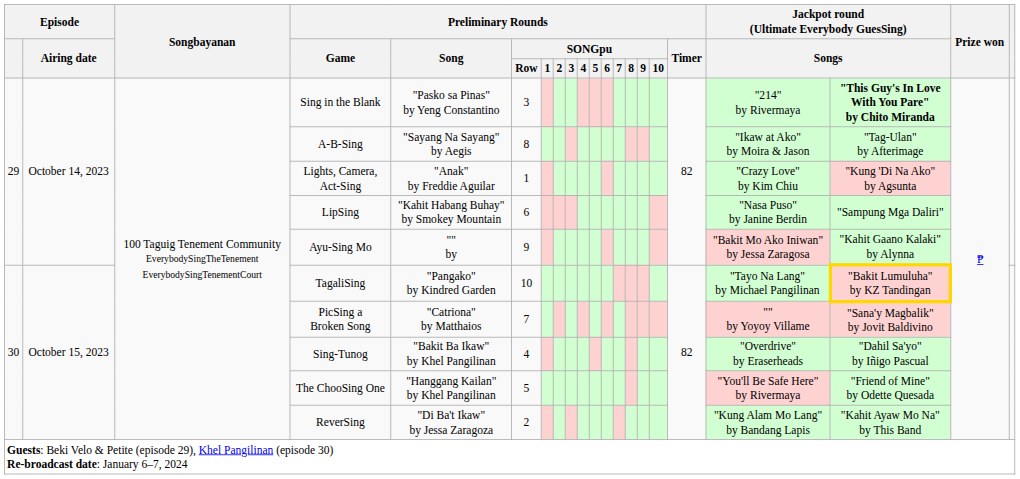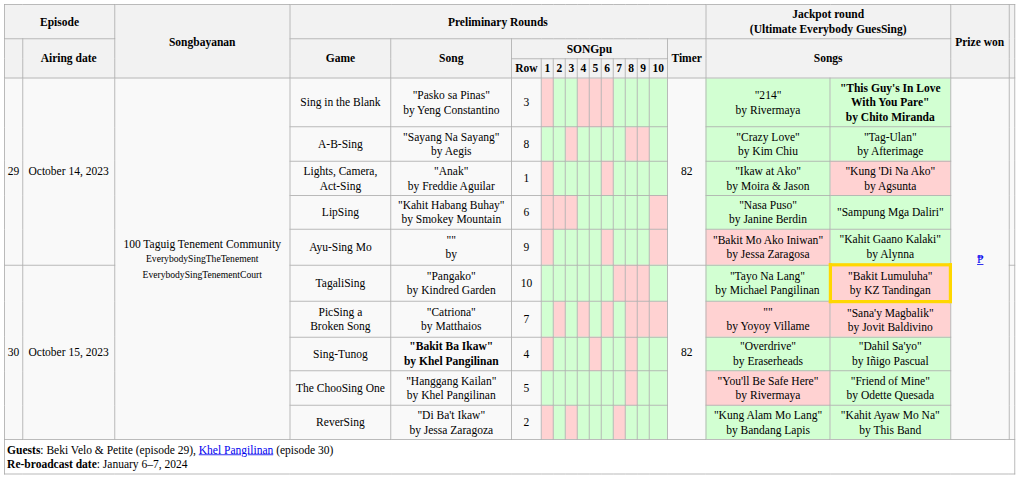(768, 144) "Ikaw at Ako" by Moira & Jason -> (768, 144) "Crazy Love" by Kim Chiu
(768, 178) "Crazy Love" by Kim Chiu -> (768, 178) "Ikaw at Ako" by Moira & Jason
(451, 354) normal -> (451, 354) bold
